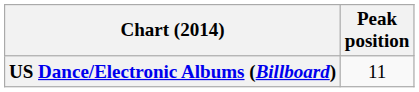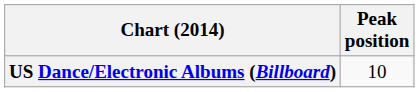(377, 71) 11 -> (377, 71) 10
